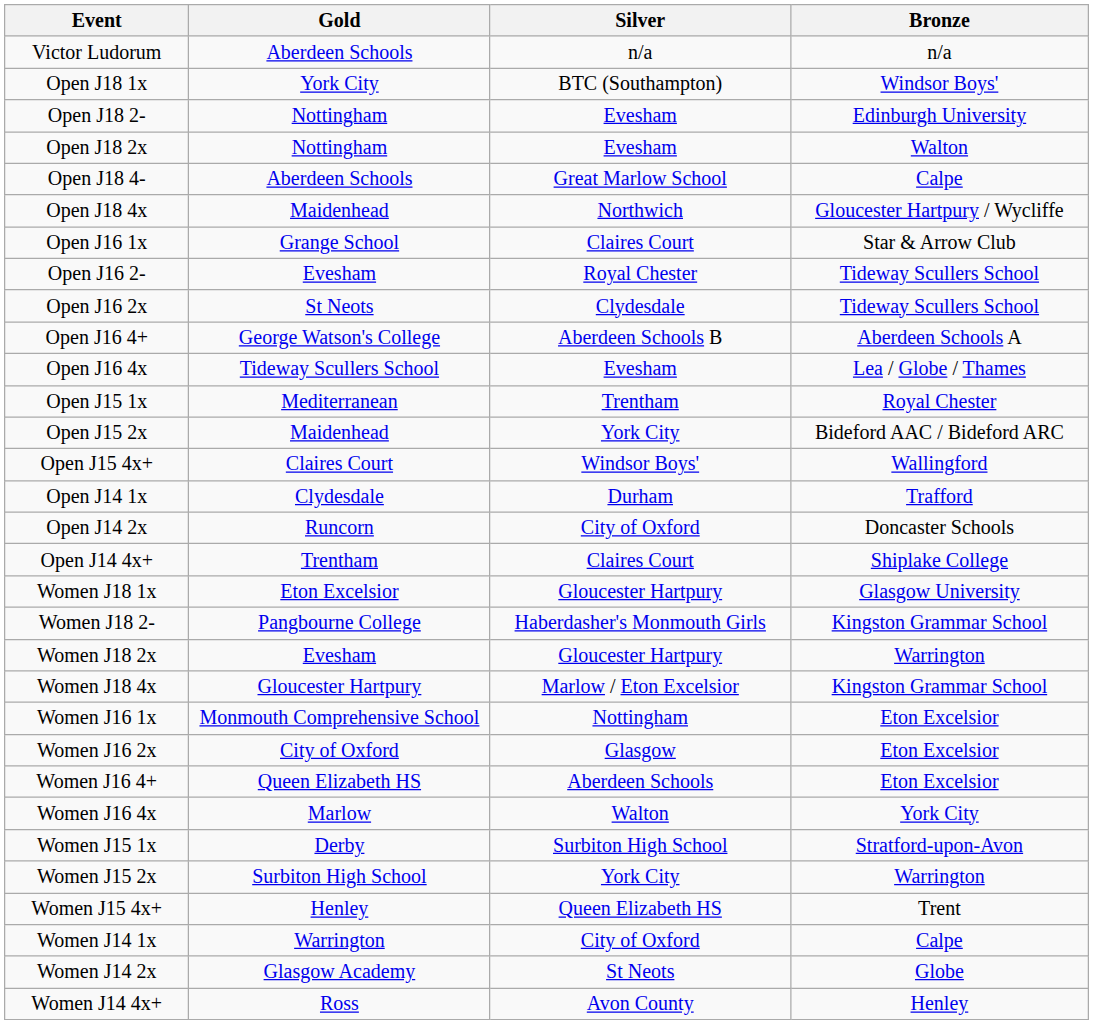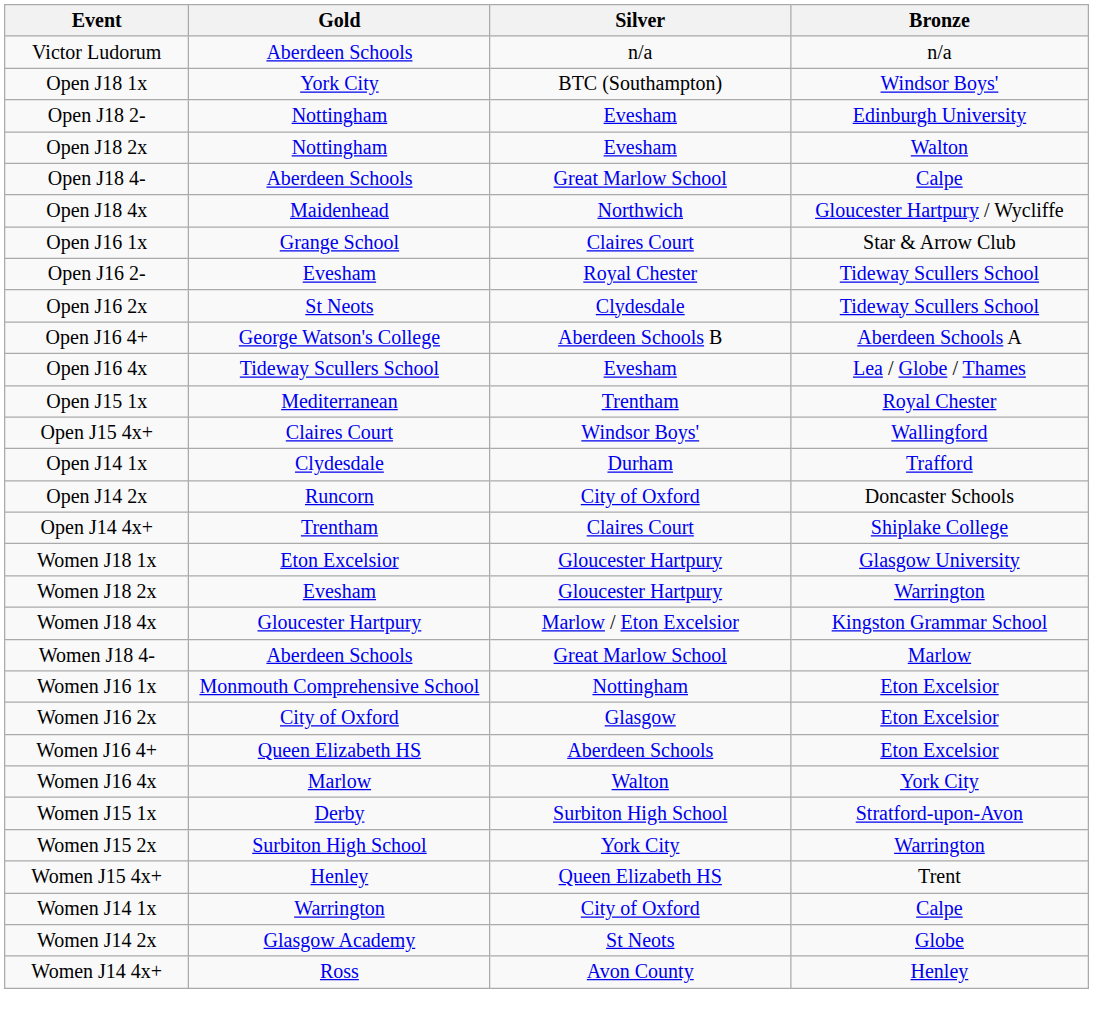- row: (97, 432)
- row: (97, 623)
+ row: (97, 654)
